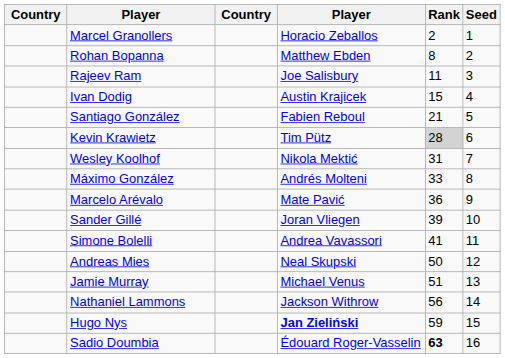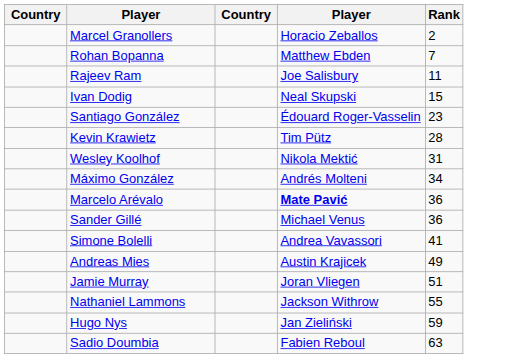- column: (481, 14)
(432, 55) 8 -> (432, 55) 7
(323, 96) Austin Krajicek -> (318, 96) Neal Skupski
(323, 117) Fabien Reboul -> (351, 117) Édouard Roger-Vasselin
(435, 117) 21 -> (435, 117) 23
(435, 138) lightgrey background -> (435, 138) no background
(435, 179) 33 -> (435, 179) 34
(313, 199) normal -> (314, 199) bold
(320, 220) Joran Vliegen -> (323, 220) Michael Venus
(435, 220) 39 -> (435, 220) 36
(318, 261) Neal Skupski -> (323, 261) Austin Krajicek
(435, 261) 50 -> (435, 261) 49
(323, 281) Michael Venus -> (320, 281) Joran Vliegen
(435, 302) 56 -> (435, 302) 55
(319, 323) bold -> (316, 323) normal
(351, 343) Édouard Roger-Vasselin -> (323, 343) Fabien Reboul
(435, 343) bold -> (435, 343) normal
